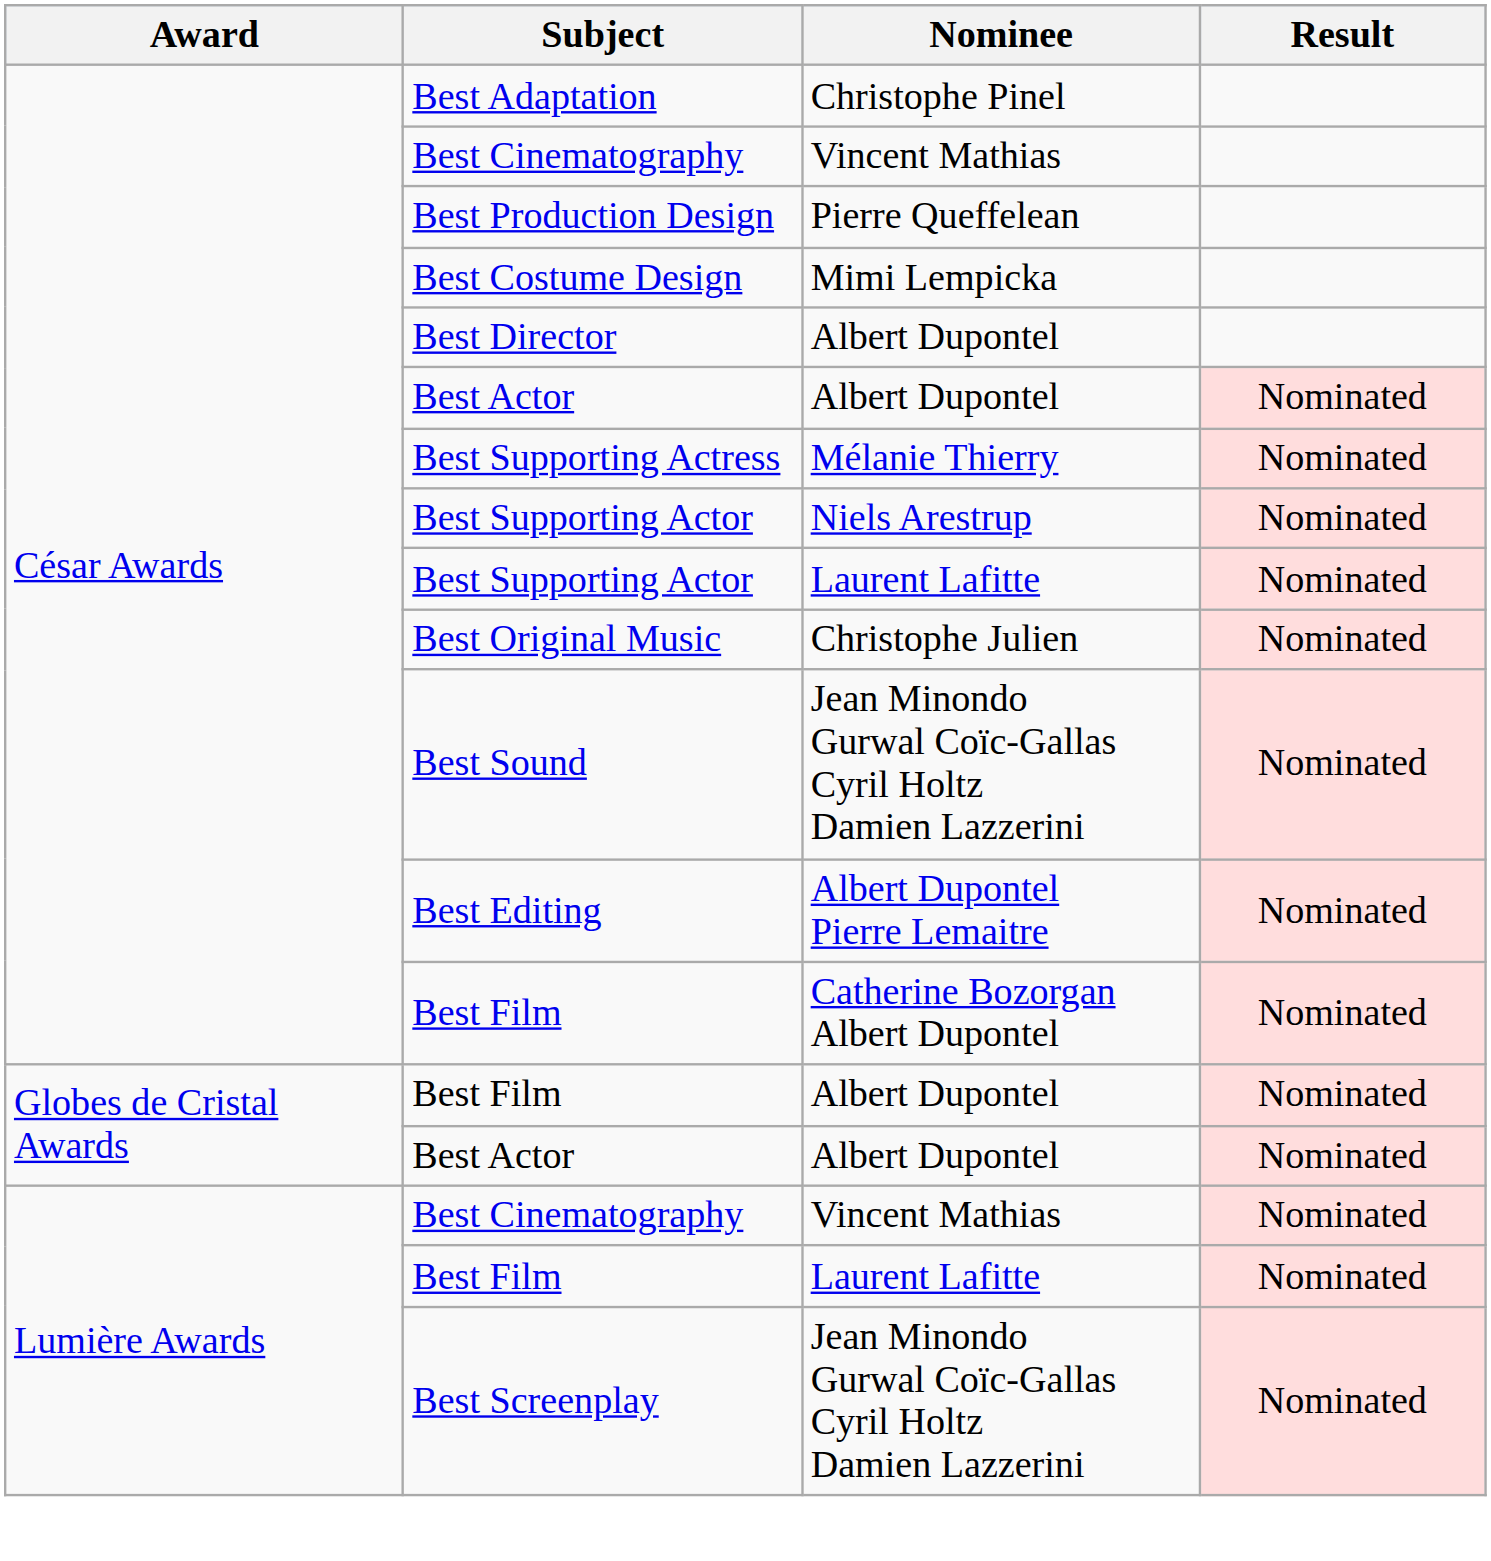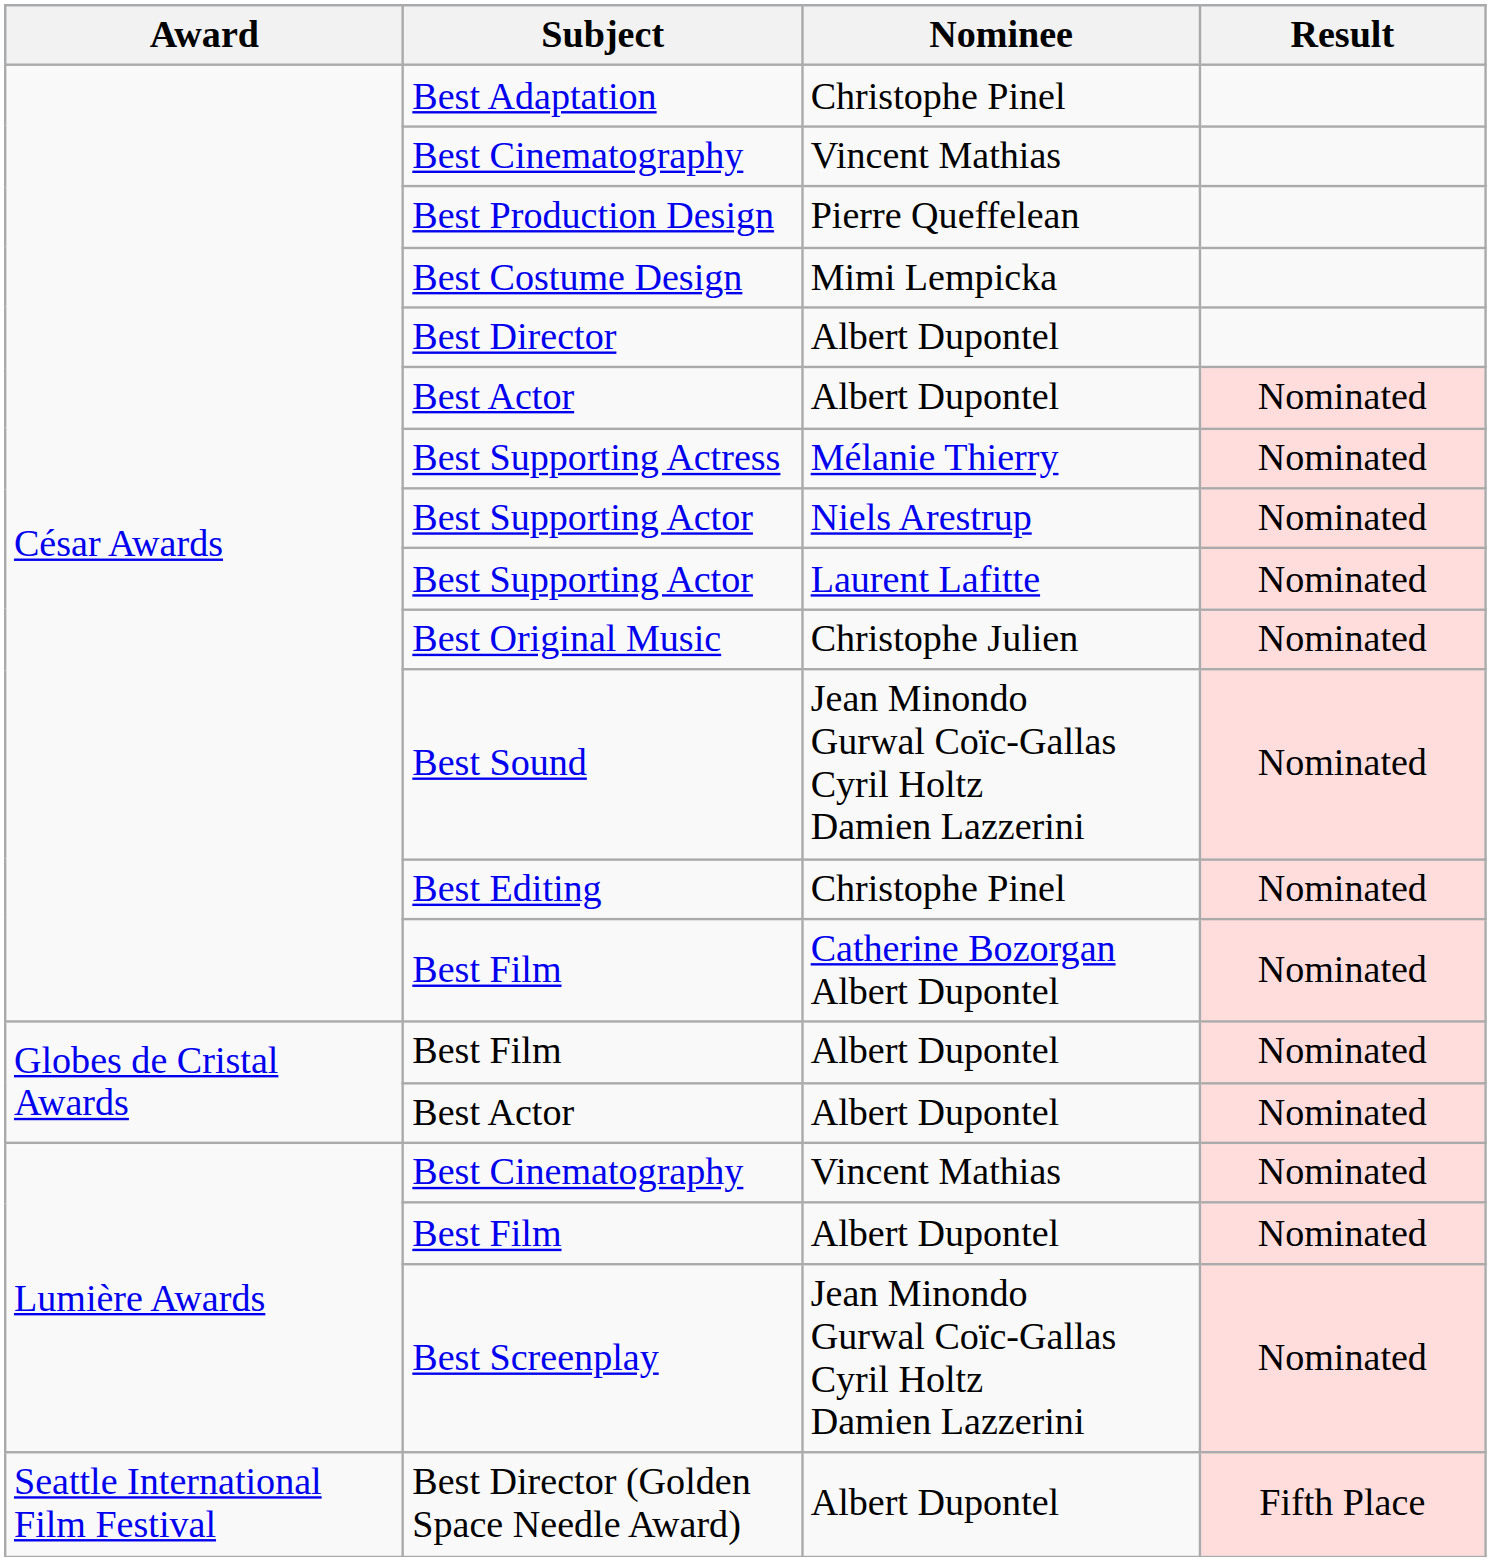(935, 909) Albert Dupontel Pierre Lemaitre -> (938, 887) Christophe Pinel
(925, 1275) Laurent Lafitte -> (935, 1232) Albert Dupontel
+ row: (168, 1503)
